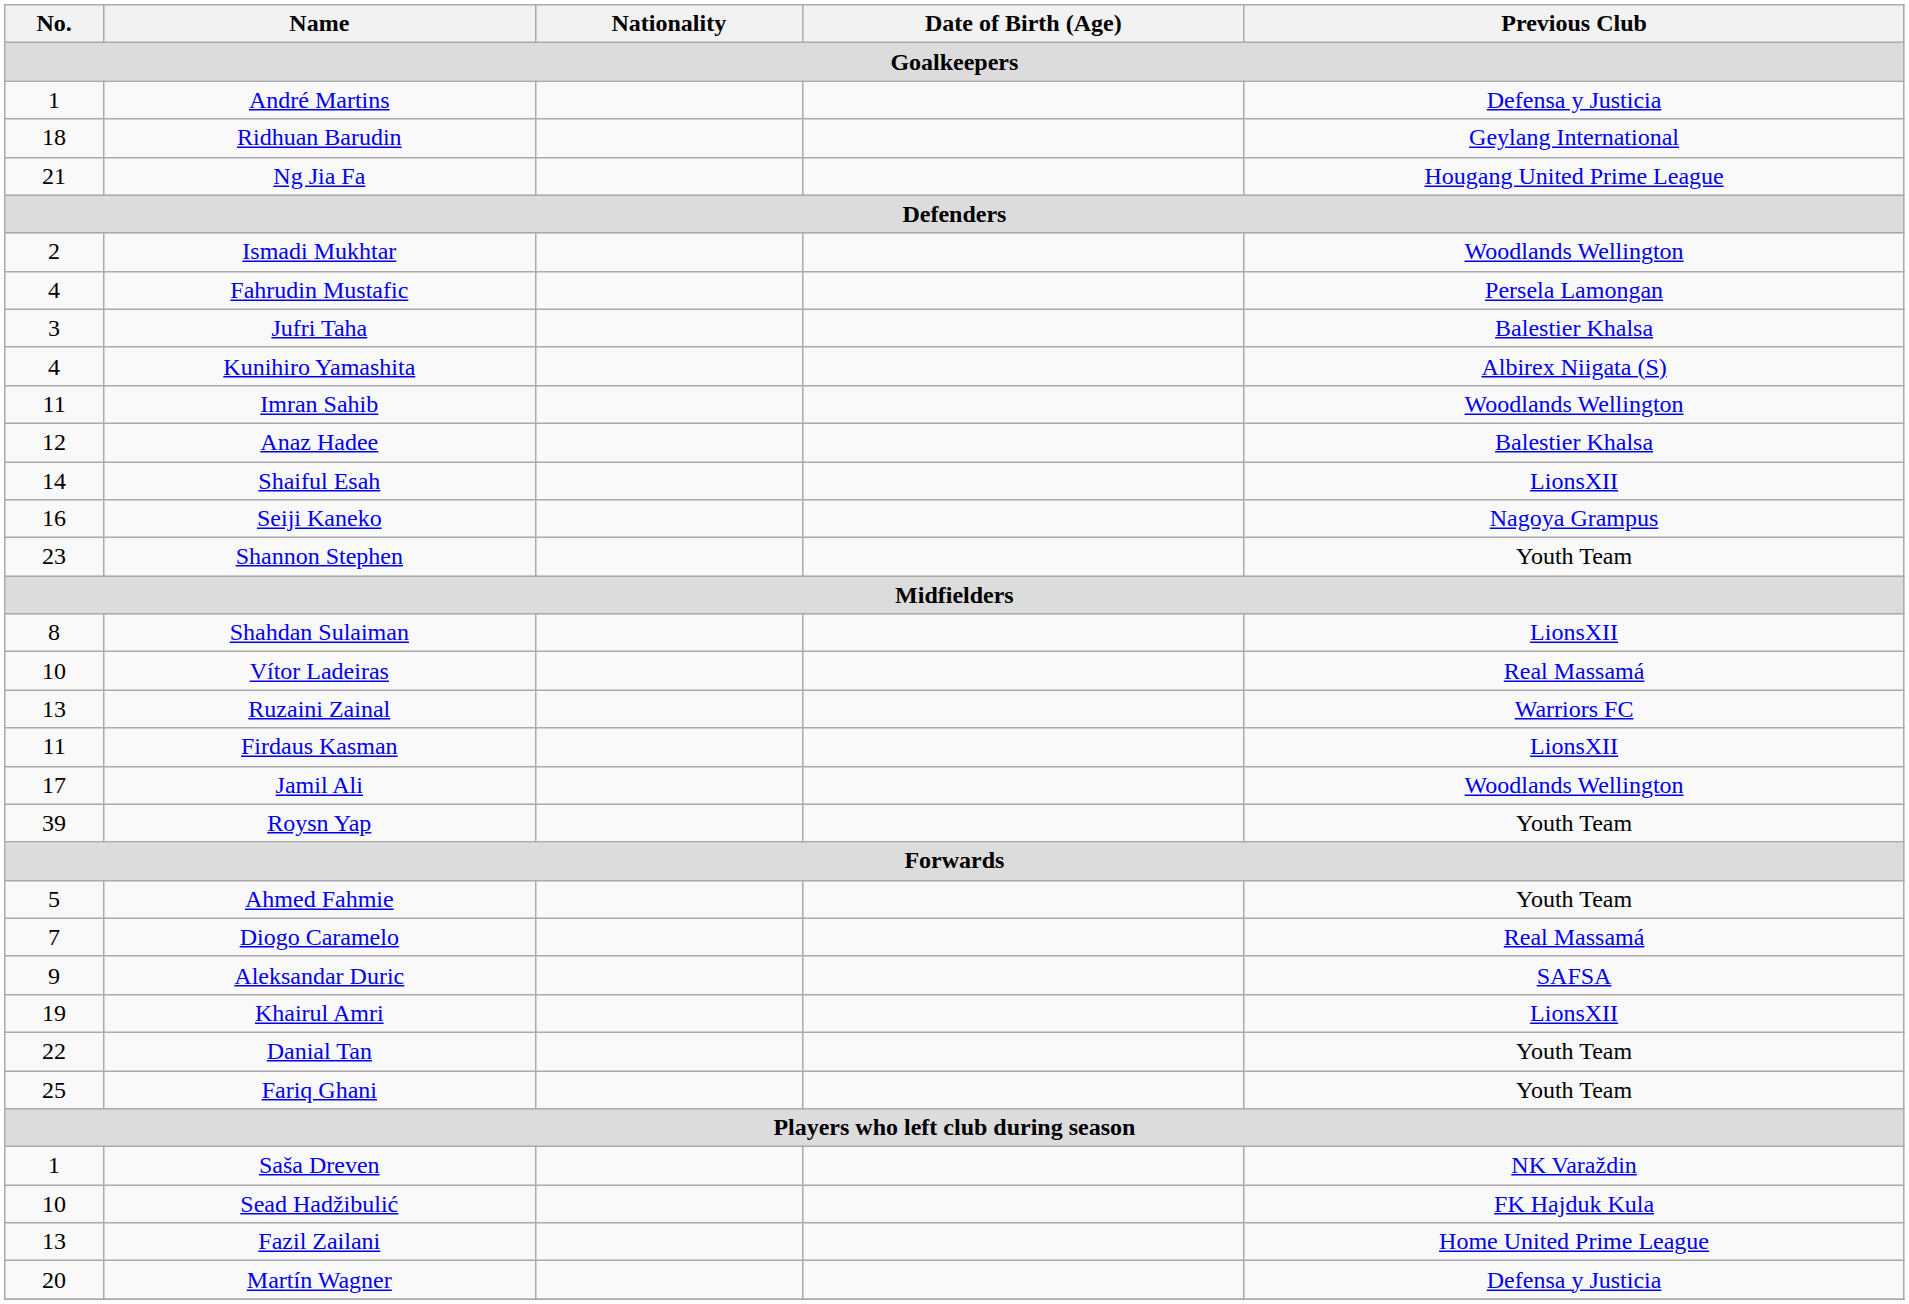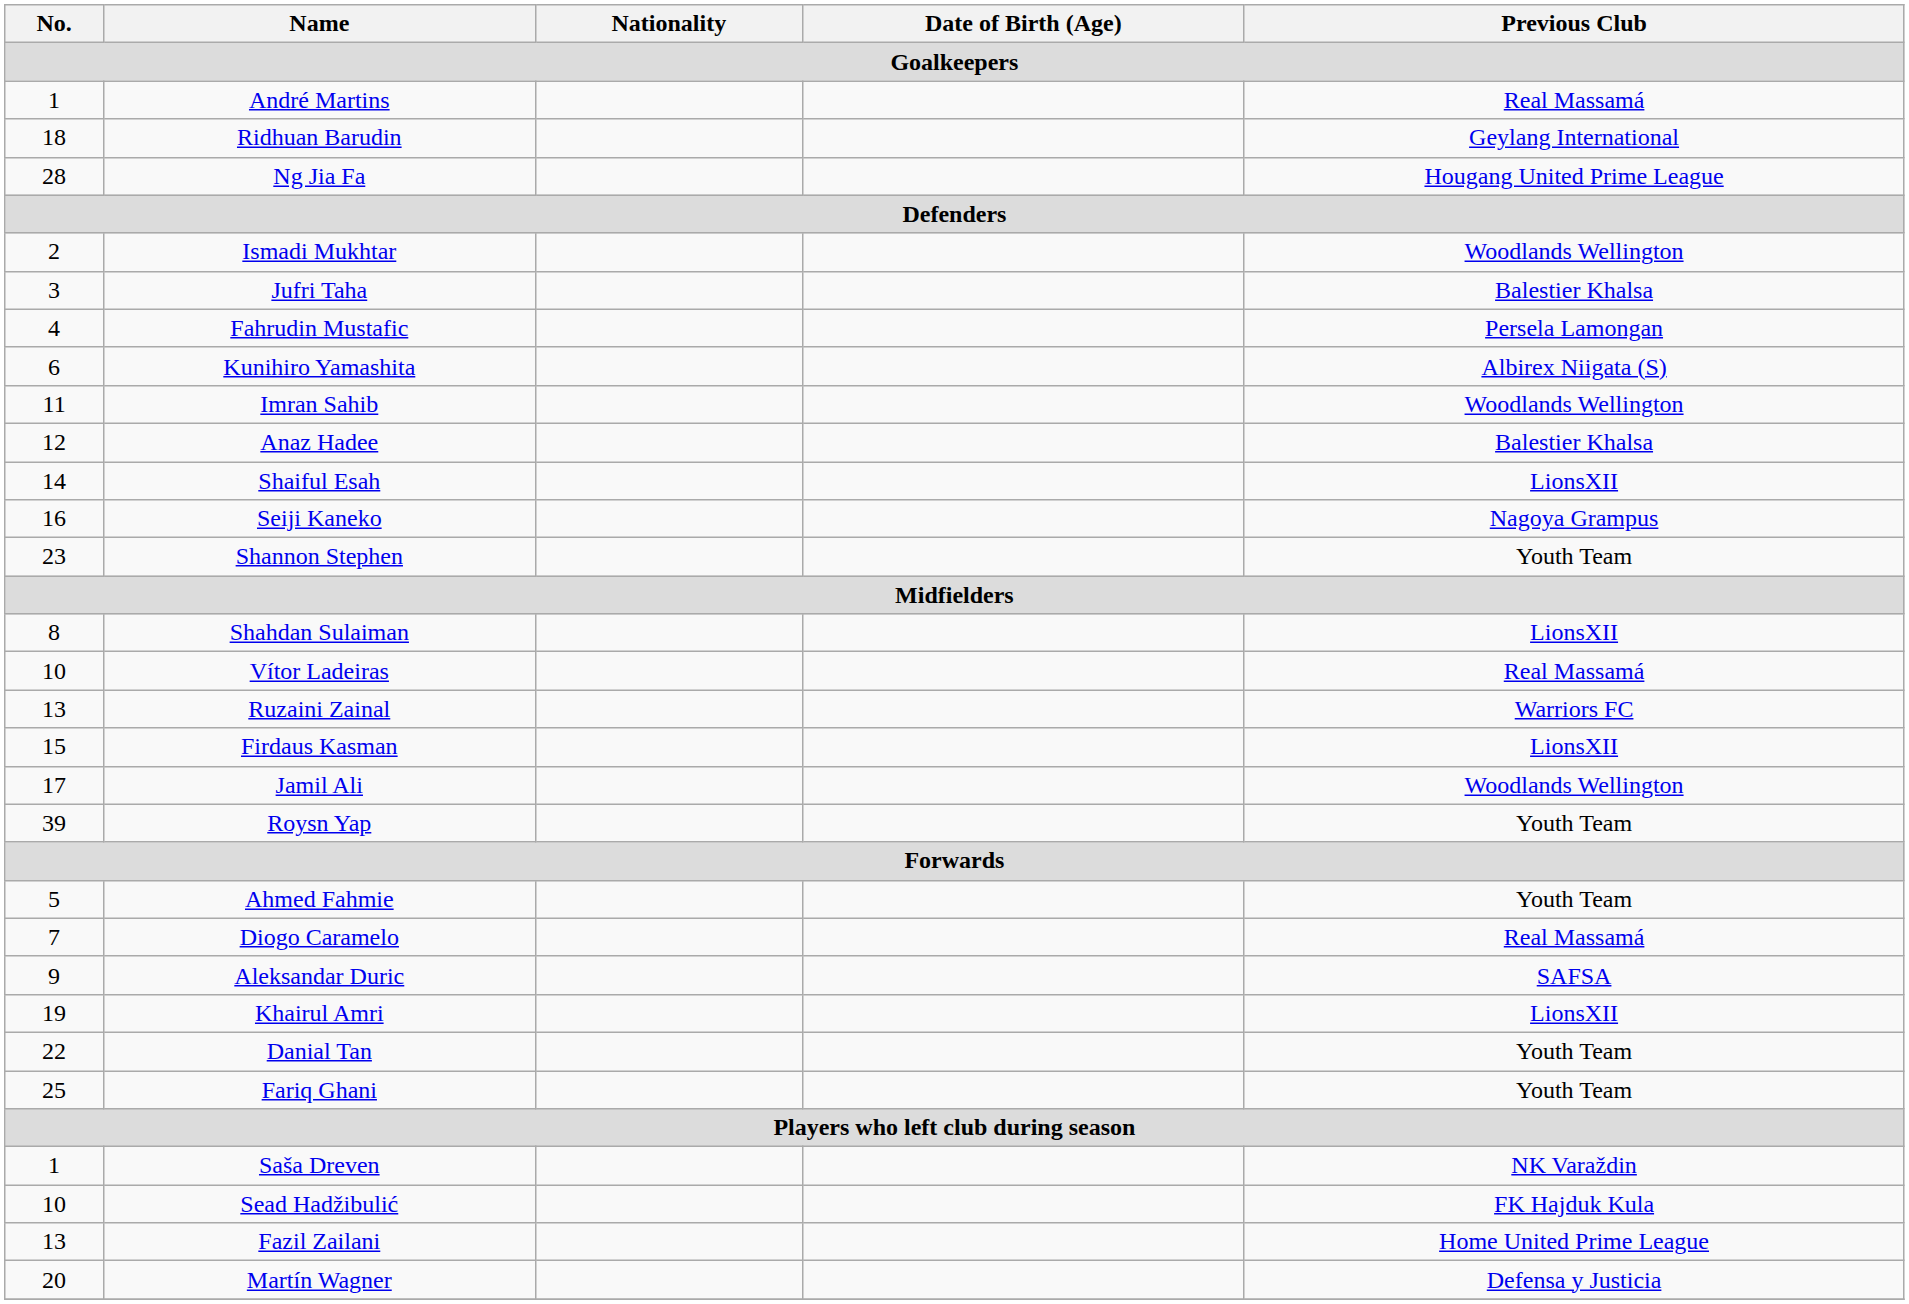(1574, 99) Defensa y Justicia -> (1574, 99) Real Massamá
(54, 175) 21 -> (54, 175) 28
rows swapped: (319, 328) <-> (319, 289)
(54, 366) 4 -> (54, 366) 6
(54, 746) 11 -> (54, 746) 15
